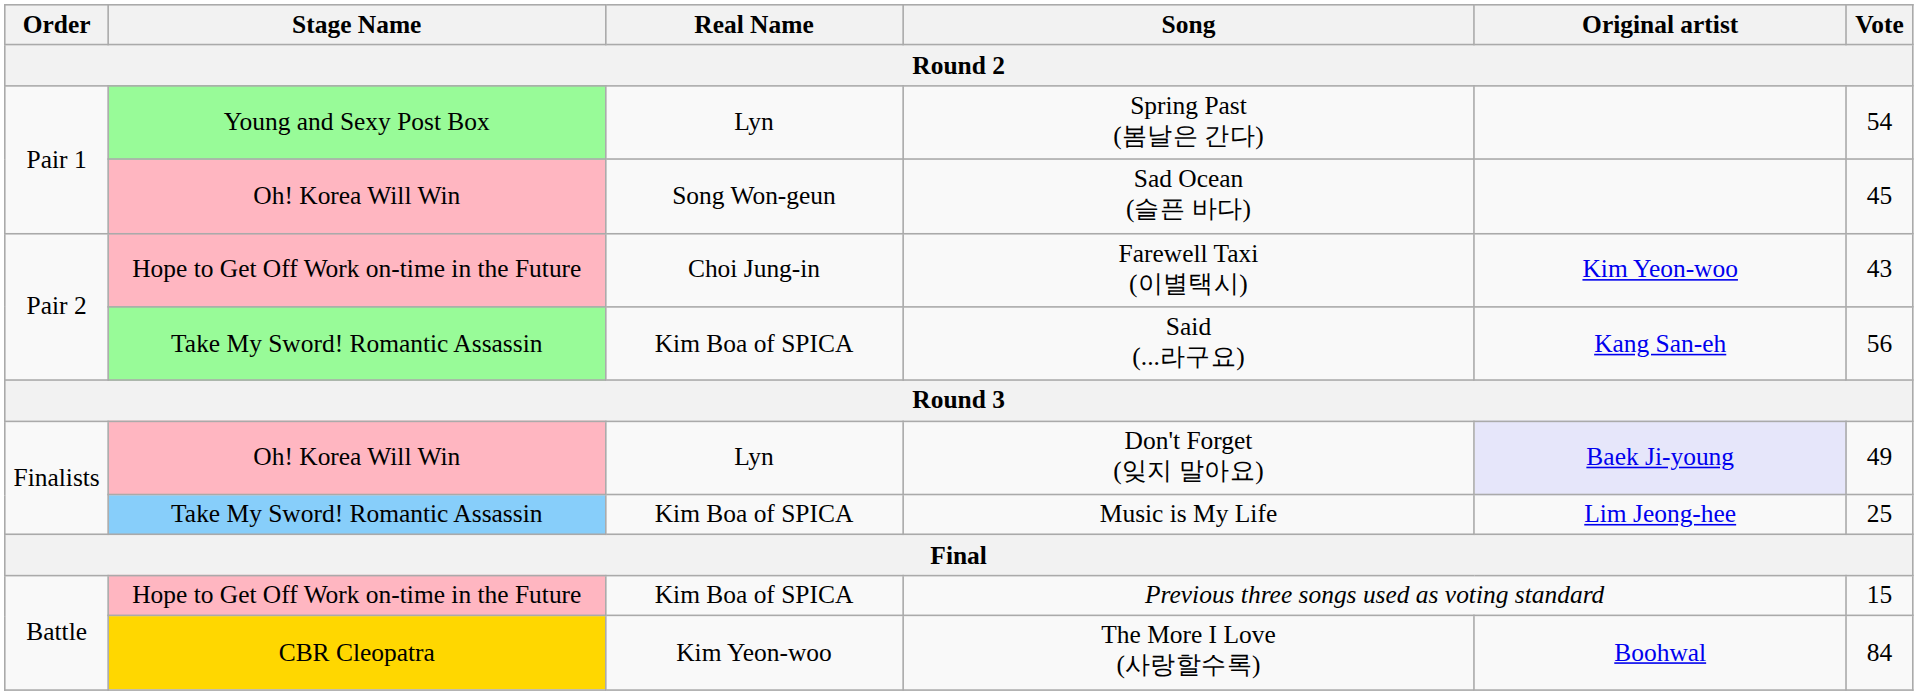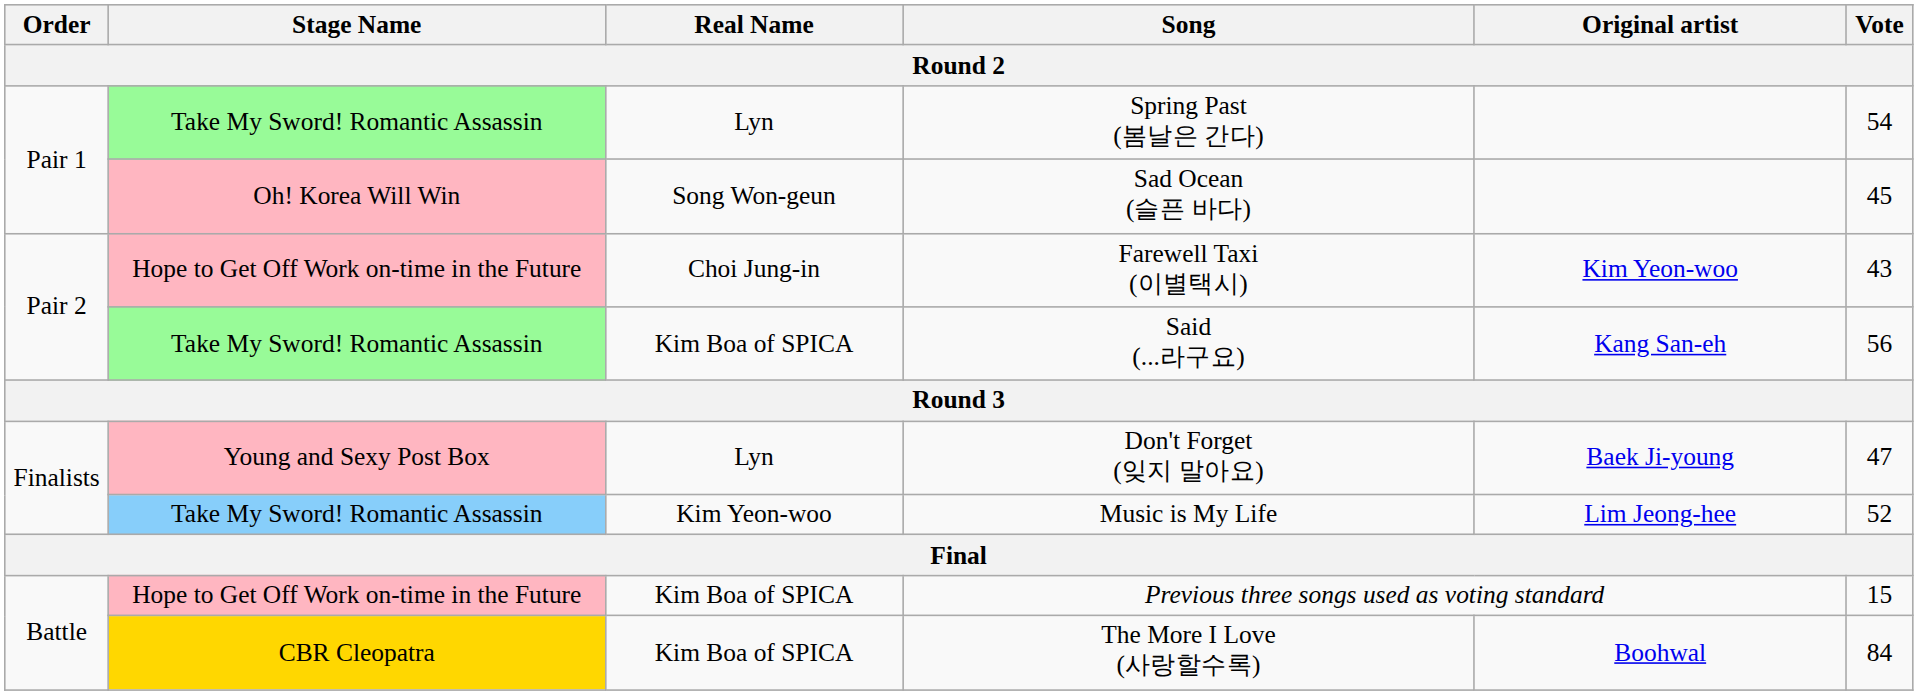(357, 122) Young and Sexy Post Box -> (357, 122) Take My Sword! Romantic Assassin
(357, 457) Oh! Korea Will Win -> (357, 457) Young and Sexy Post Box
(1660, 457) lavender background -> (1660, 457) no background
(1879, 457) 49 -> (1879, 457) 47
(754, 514) Kim Boa of SPICA -> (754, 514) Kim Yeon-woo
(1879, 514) 25 -> (1879, 514) 52
(754, 652) Kim Yeon-woo -> (754, 652) Kim Boa of SPICA
